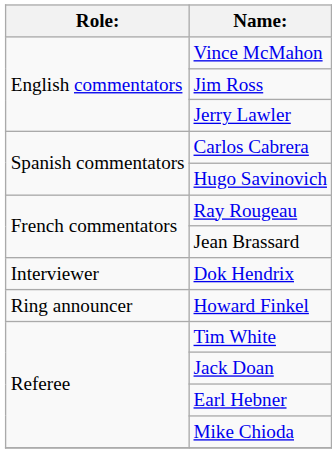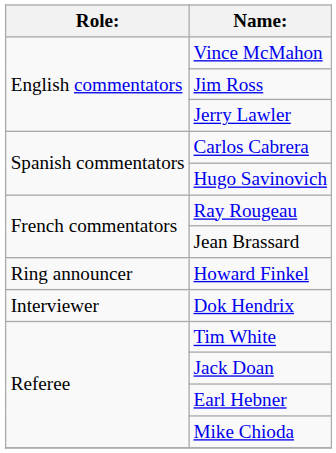rows swapped: (244, 273) <-> (251, 305)
